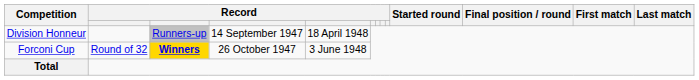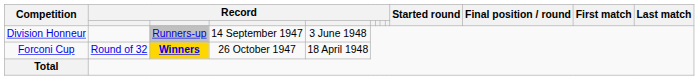(338, 34) 18 April 1948 -> (338, 34) 3 June 1948
(338, 50) 3 June 1948 -> (338, 50) 18 April 1948
